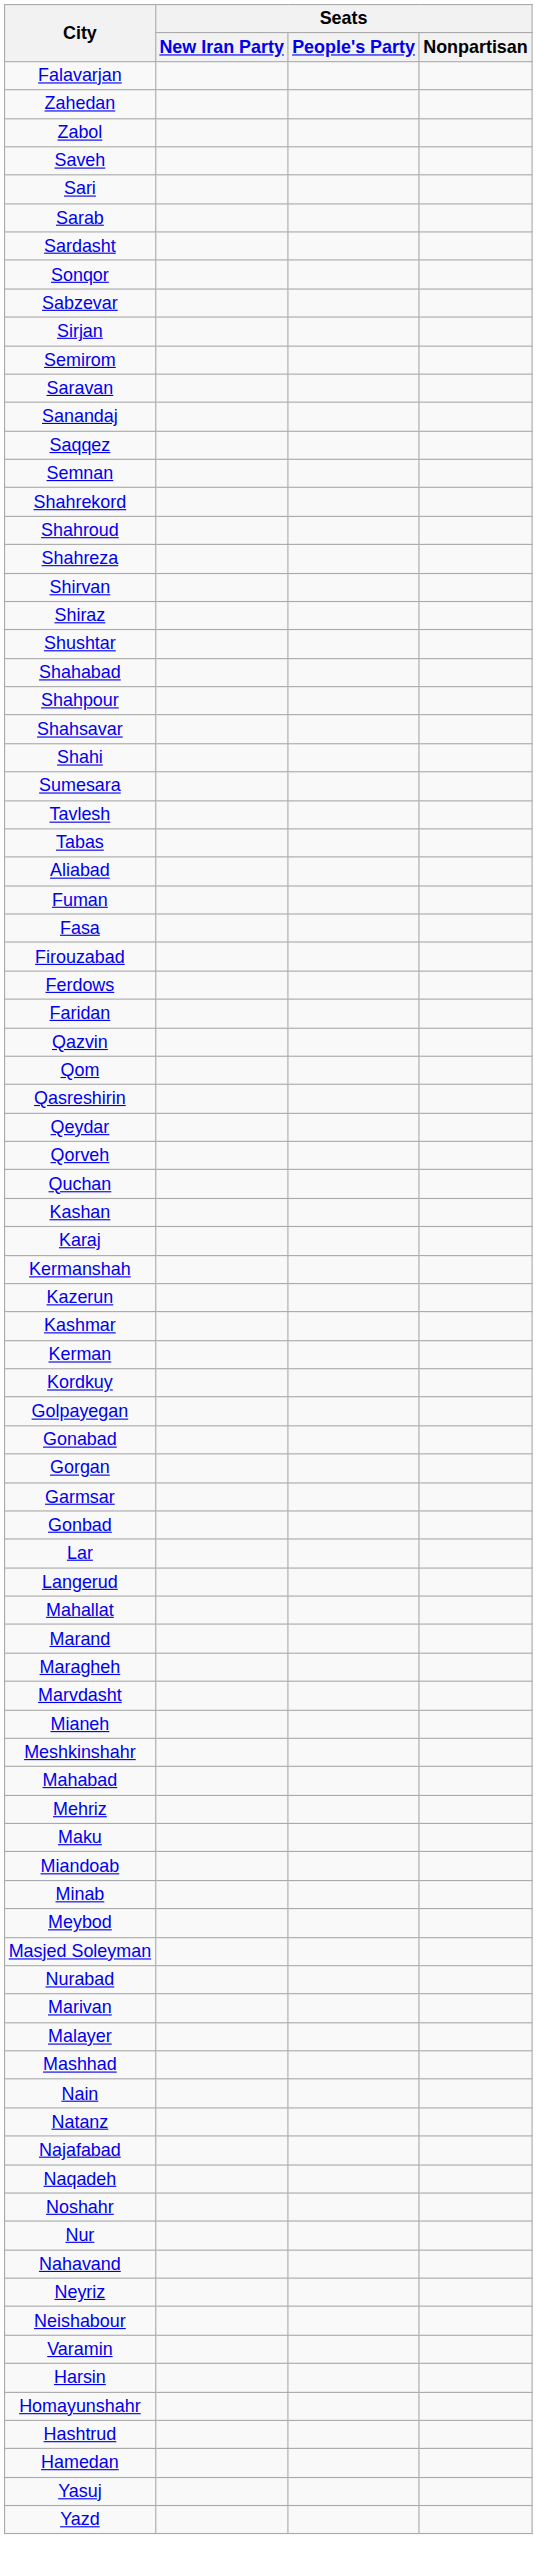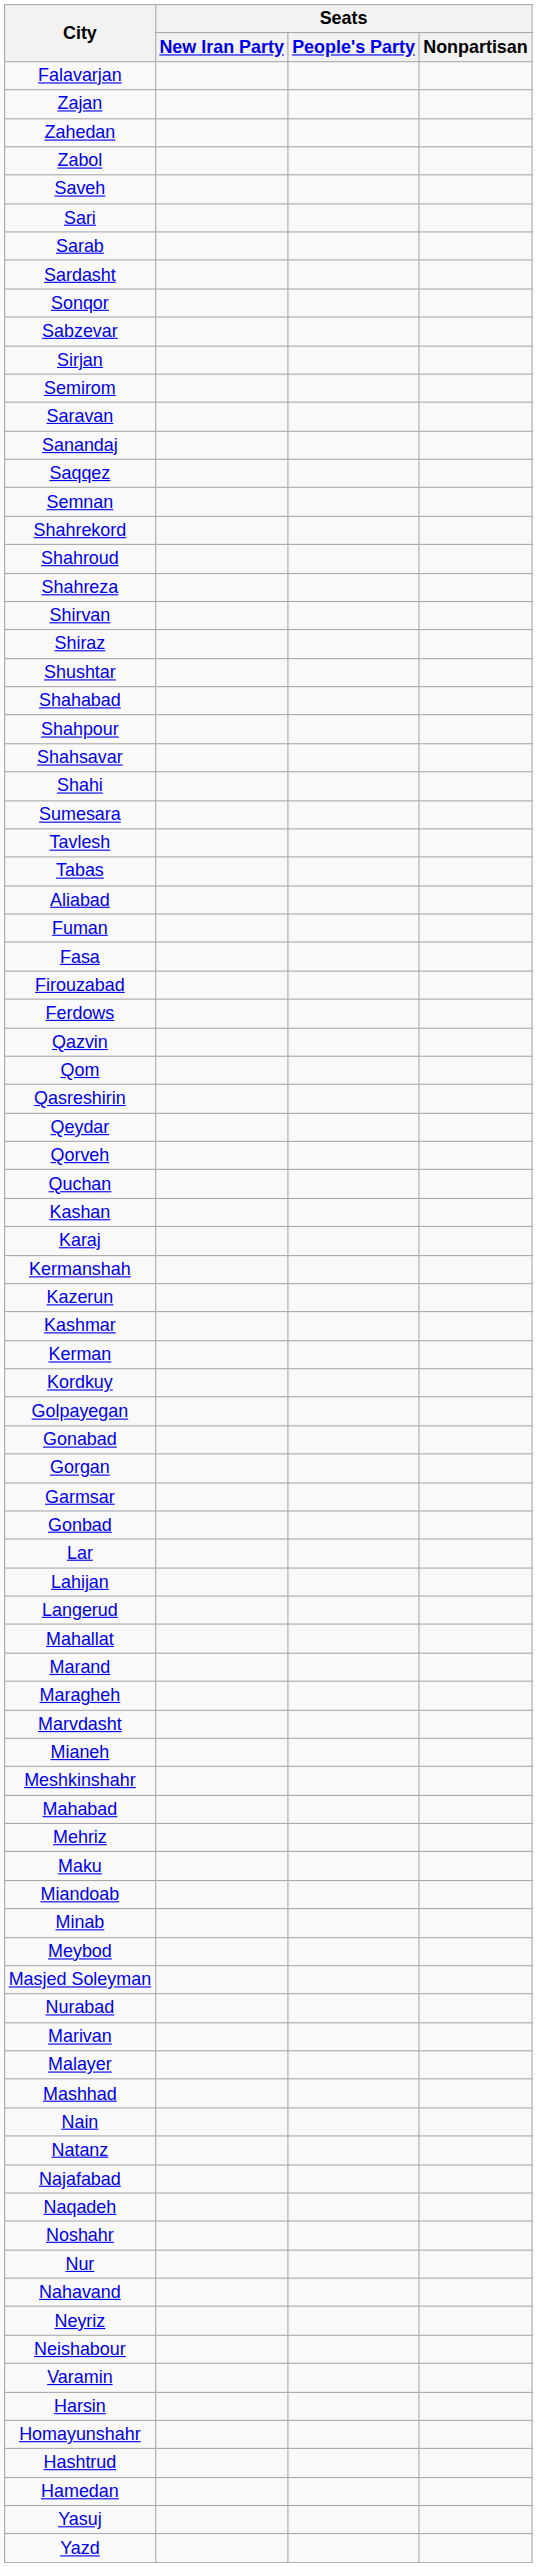+ row: (80, 103)
- row: (80, 1013)
+ row: (80, 1581)
